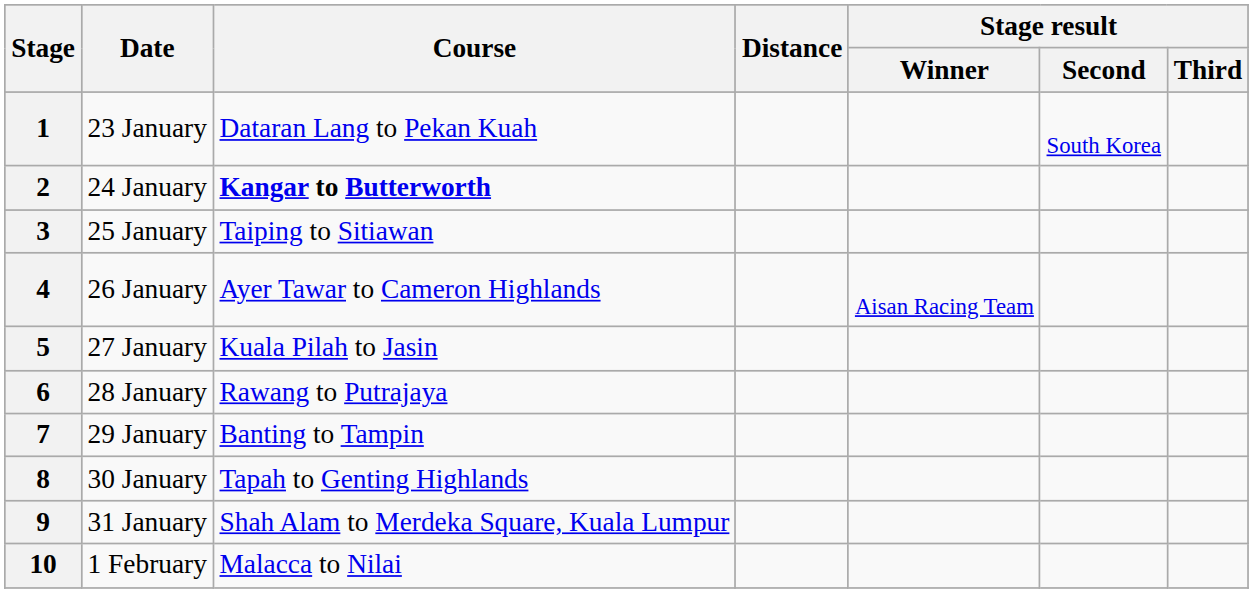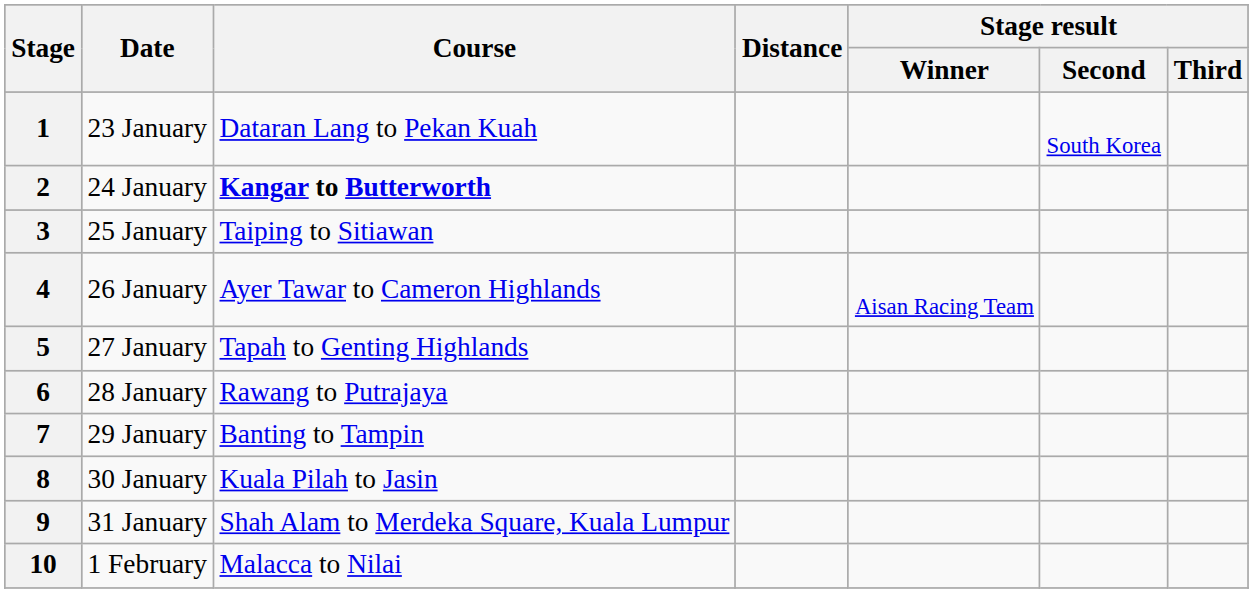(329, 348) Kuala Pilah to Jasin -> (374, 348) Tapah to Genting Highlands
(374, 478) Tapah to Genting Highlands -> (329, 478) Kuala Pilah to Jasin
